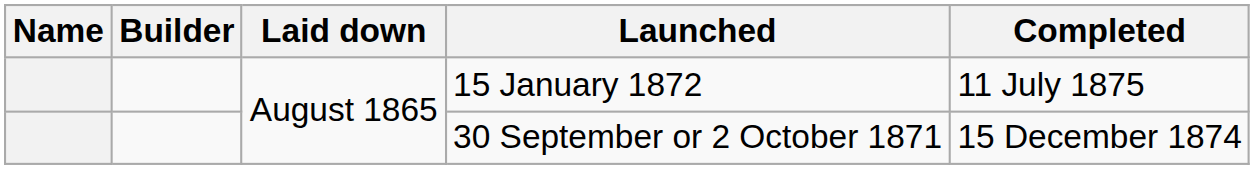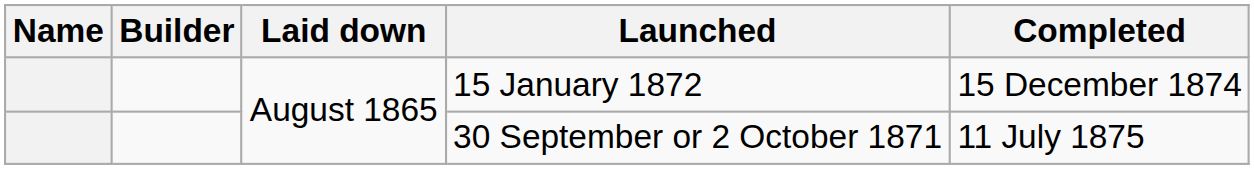(1051, 84) 11 July 1875 -> (1100, 84) 15 December 1874
(1100, 137) 15 December 1874 -> (1051, 137) 11 July 1875
